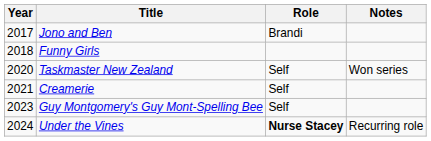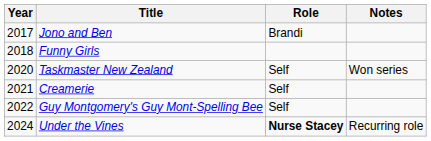(20, 107) 2023 -> (20, 107) 2022
